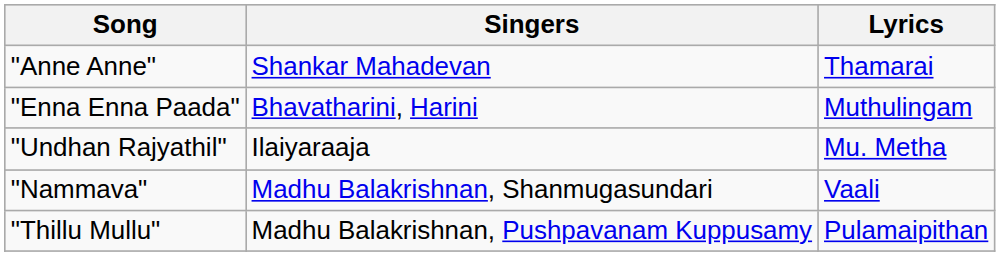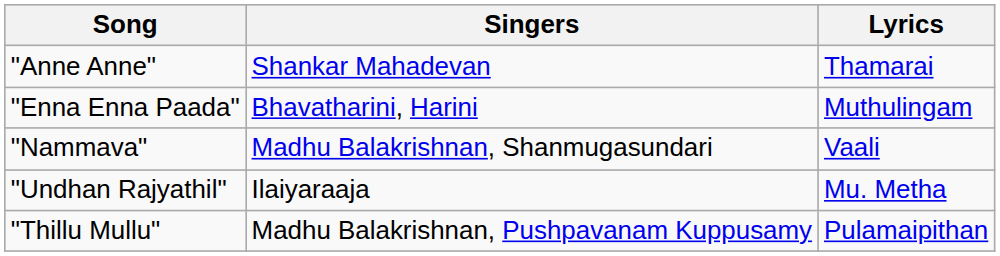rows swapped: (119, 148) <-> (79, 189)
